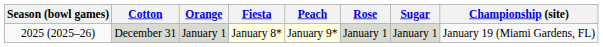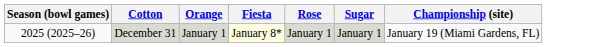- column: (312, 14)
